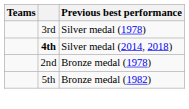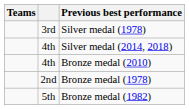(48, 46) bold -> (48, 46) normal
+ row: (106, 63)
